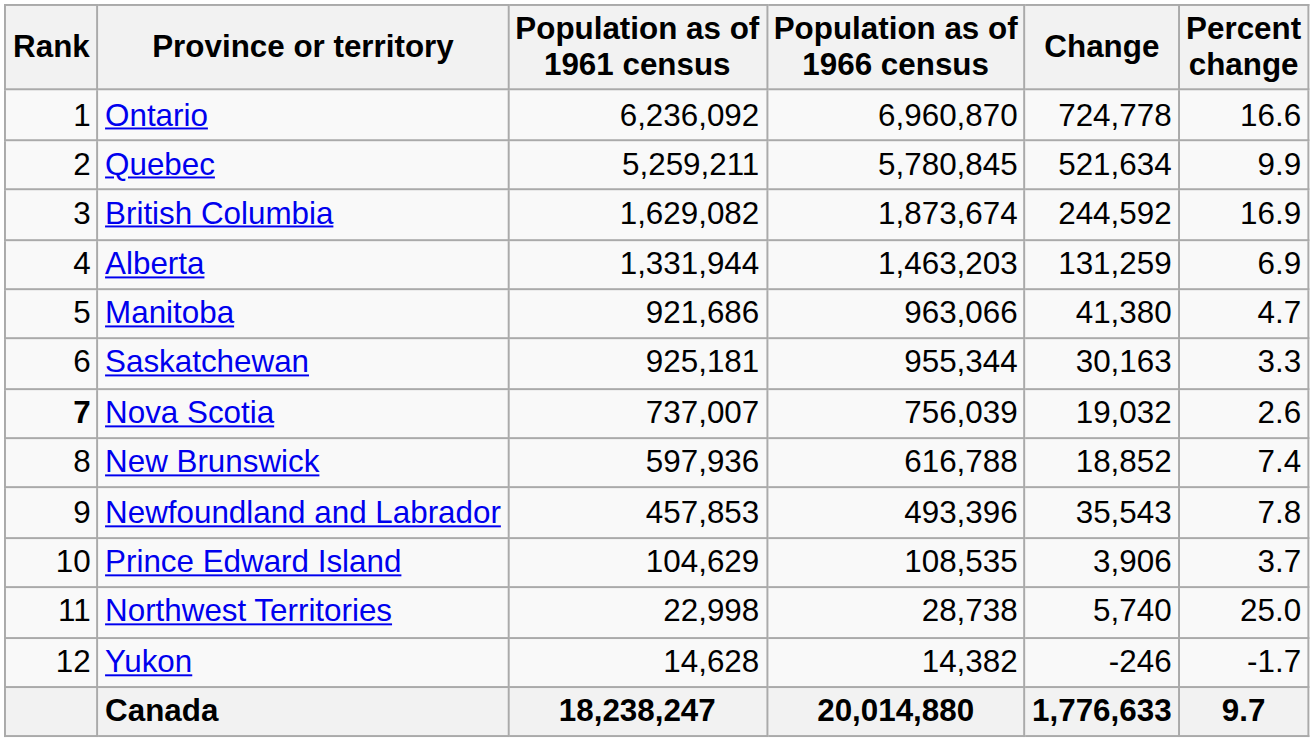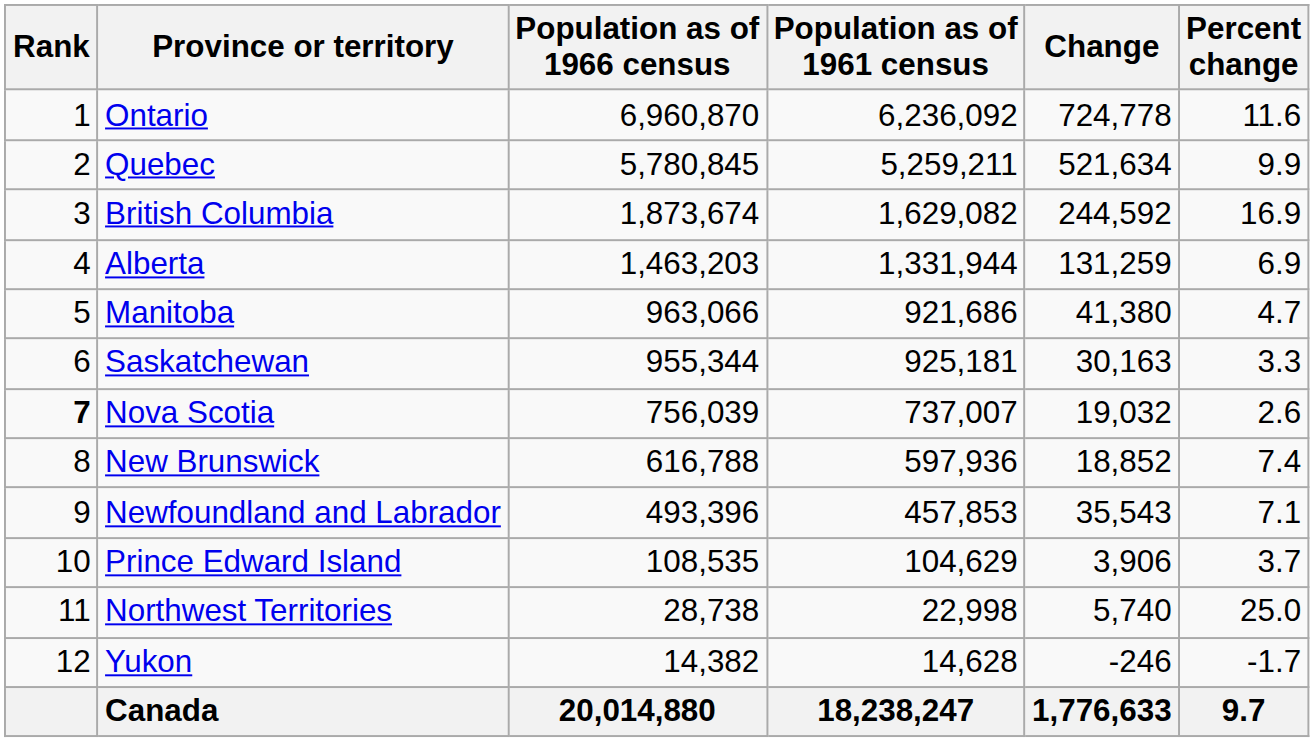columns swapped: (896, 47) <-> (637, 47)
(1271, 114) 16.6 -> (1272, 114) 11.6
(1279, 512) 7.8 -> (1279, 512) 7.1
